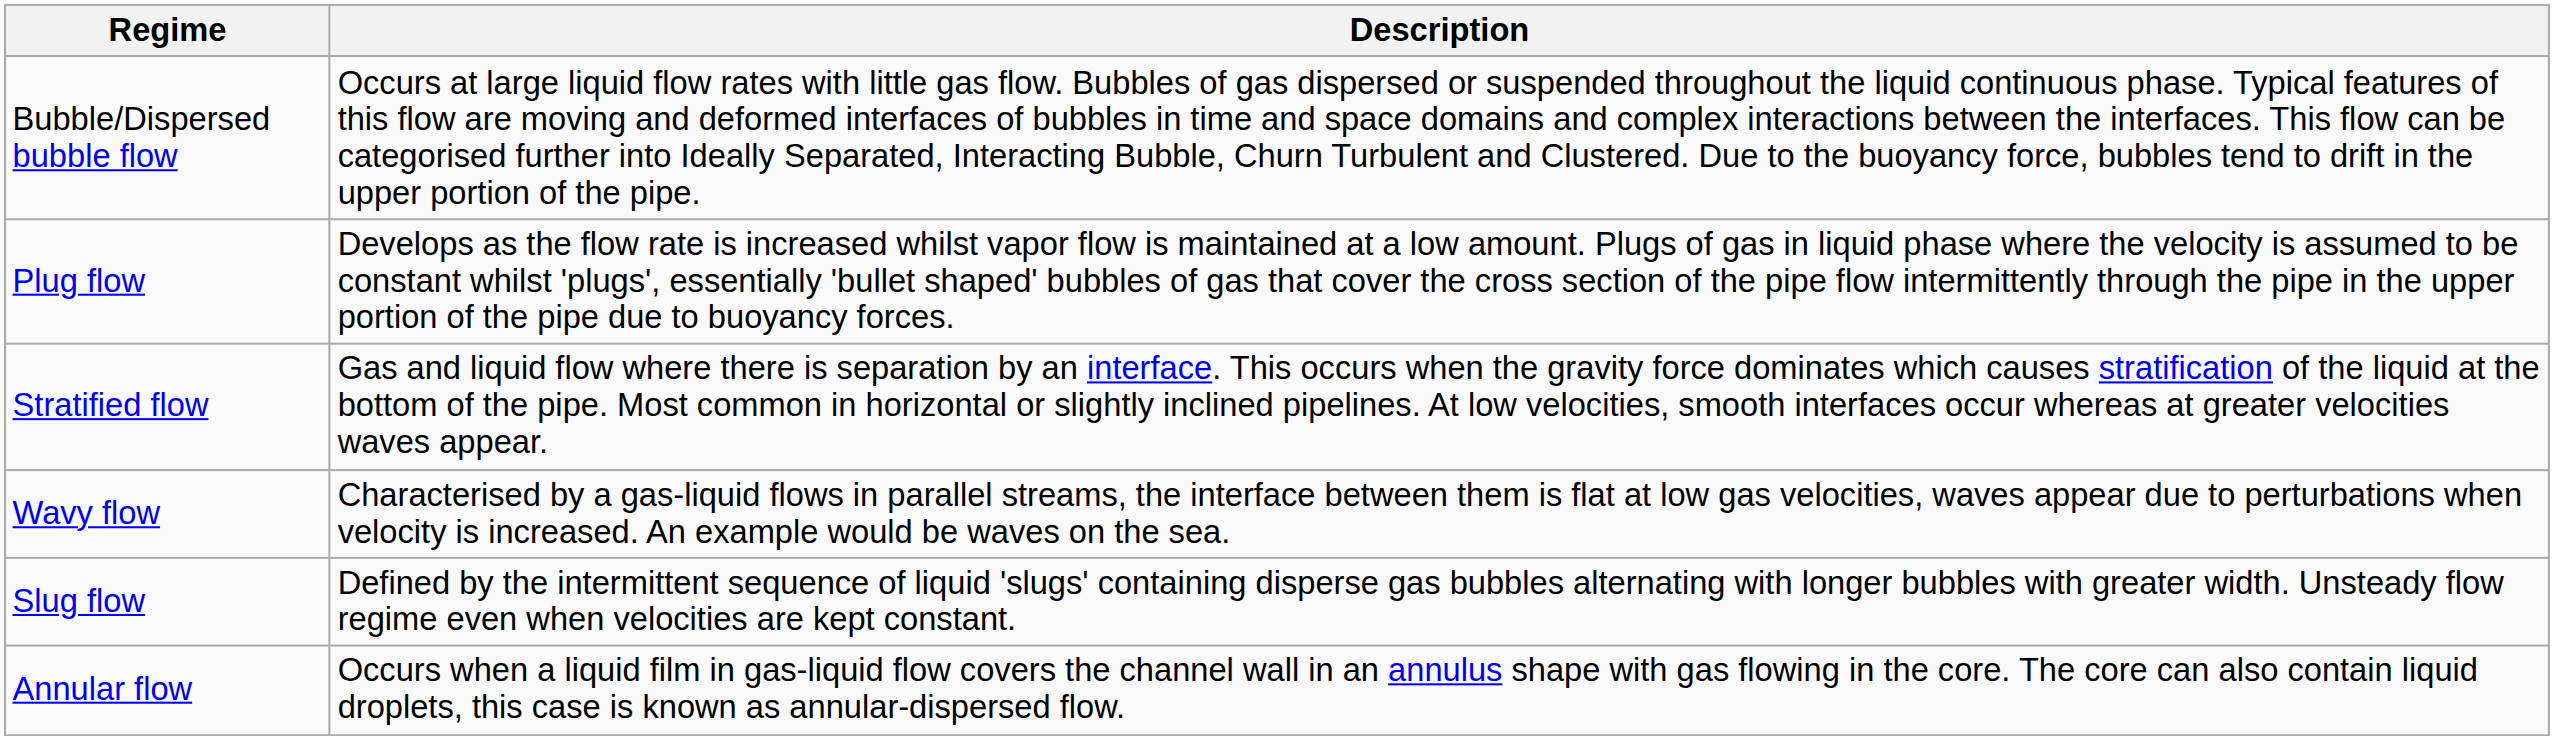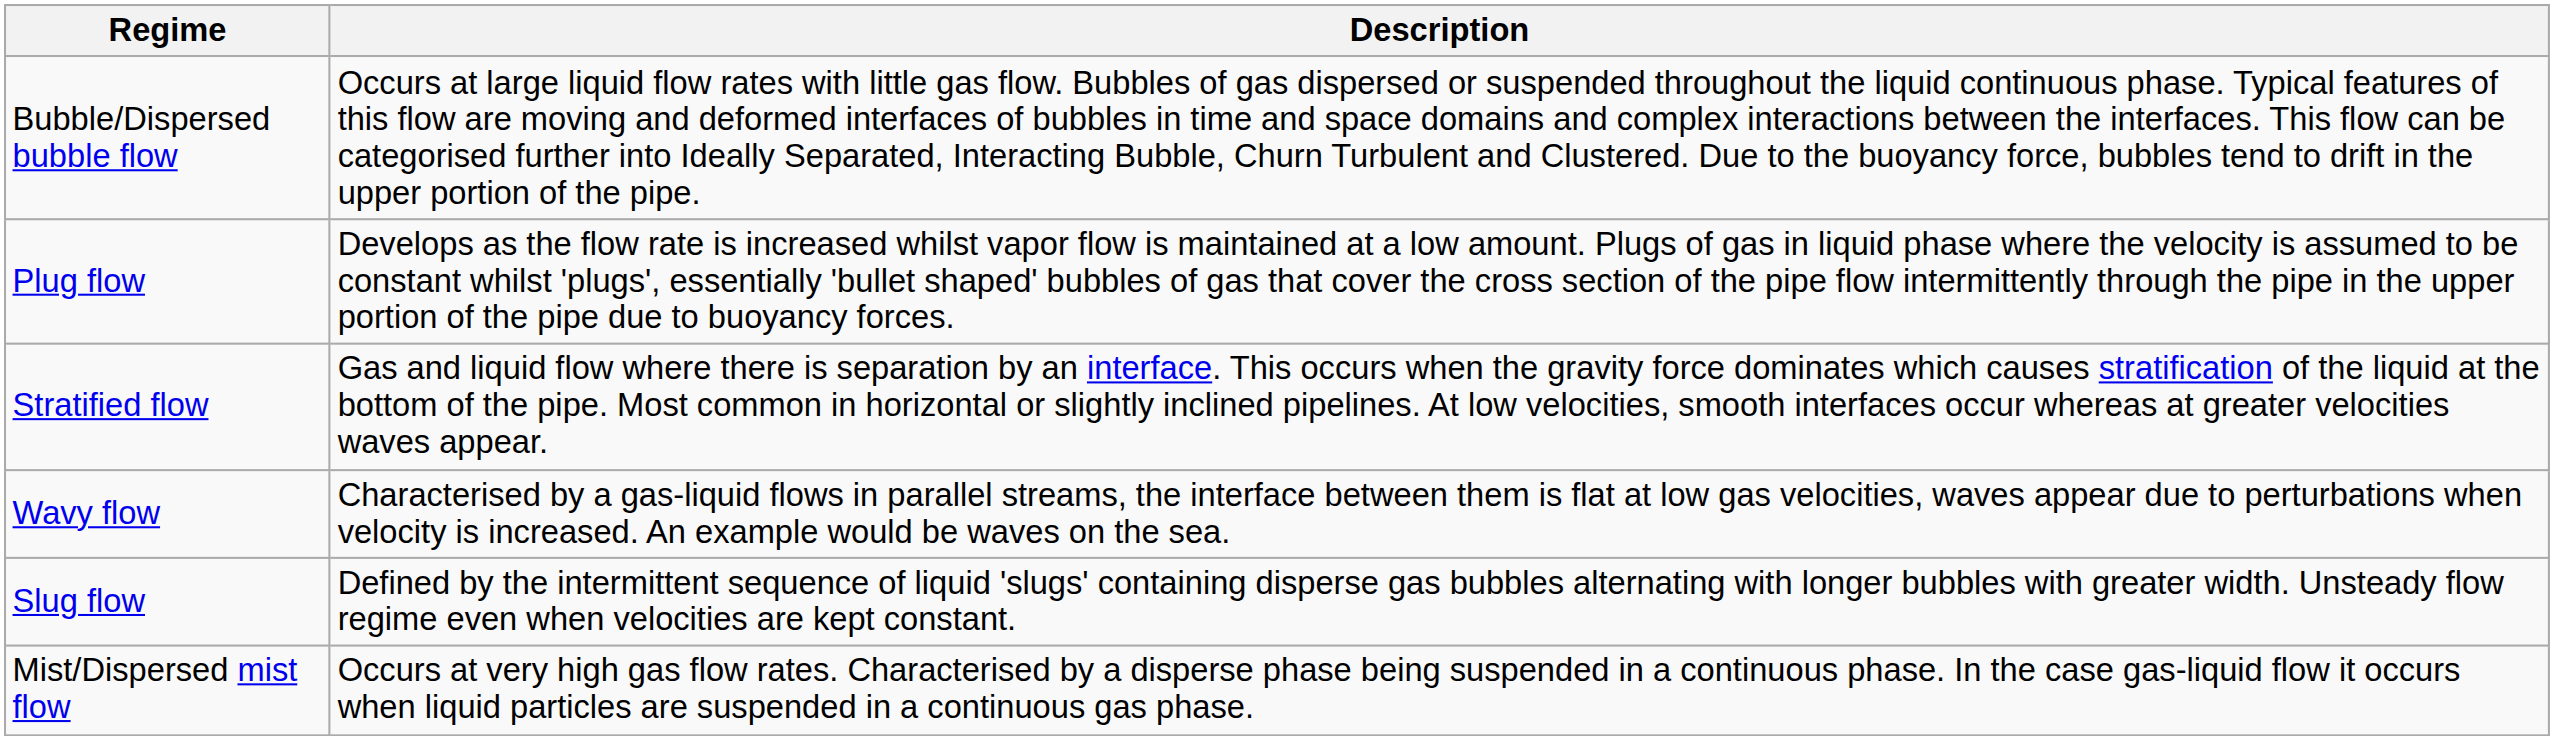- row: (102, 689)
+ row: (155, 689)
